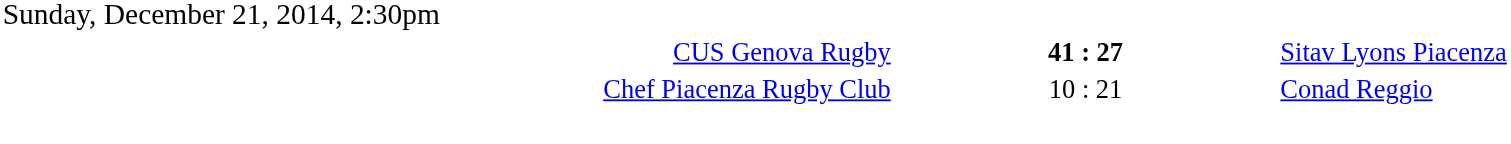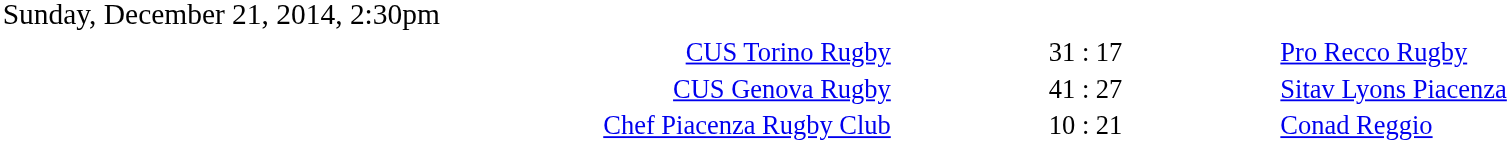+ row: (788, 52)
(1086, 52) bold -> (1086, 88) normal
